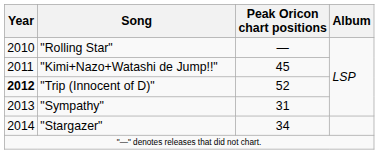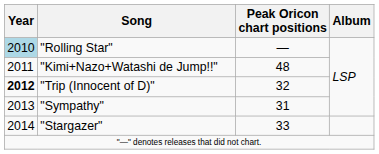(21, 47) no background -> (21, 47) lightblue background
(283, 67) 45 -> (283, 67) 48
(283, 86) 52 -> (283, 86) 32
(283, 125) 34 -> (283, 125) 33
